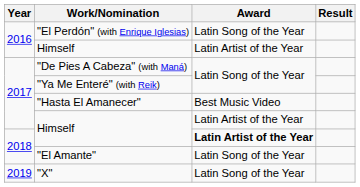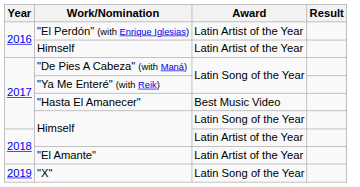(249, 31) Latin Song of the Year -> (249, 31) Latin Artist of the Year
(249, 119) Latin Artist of the Year -> (249, 119) Latin Song of the Year
(254, 137) bold -> (249, 137) normal
(249, 155) Latin Song of the Year -> (249, 155) Latin Artist of the Year
